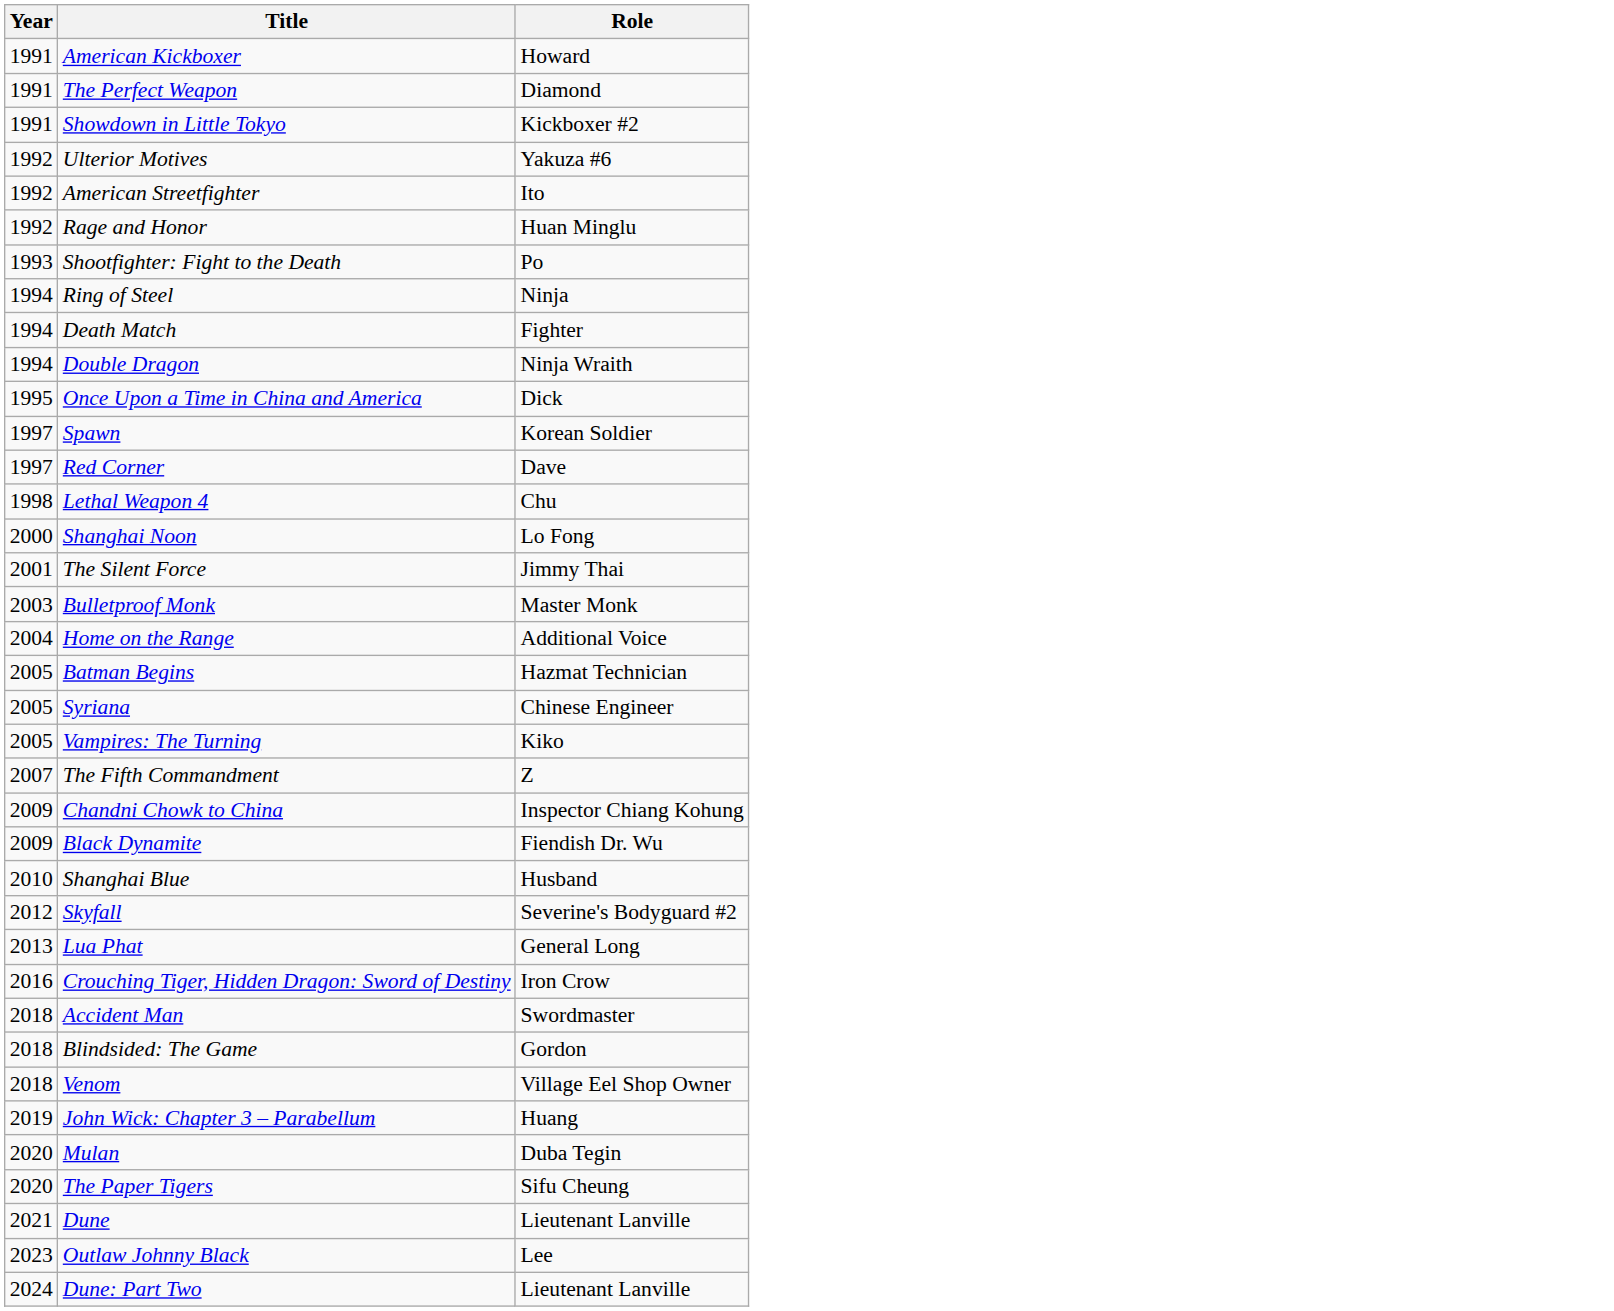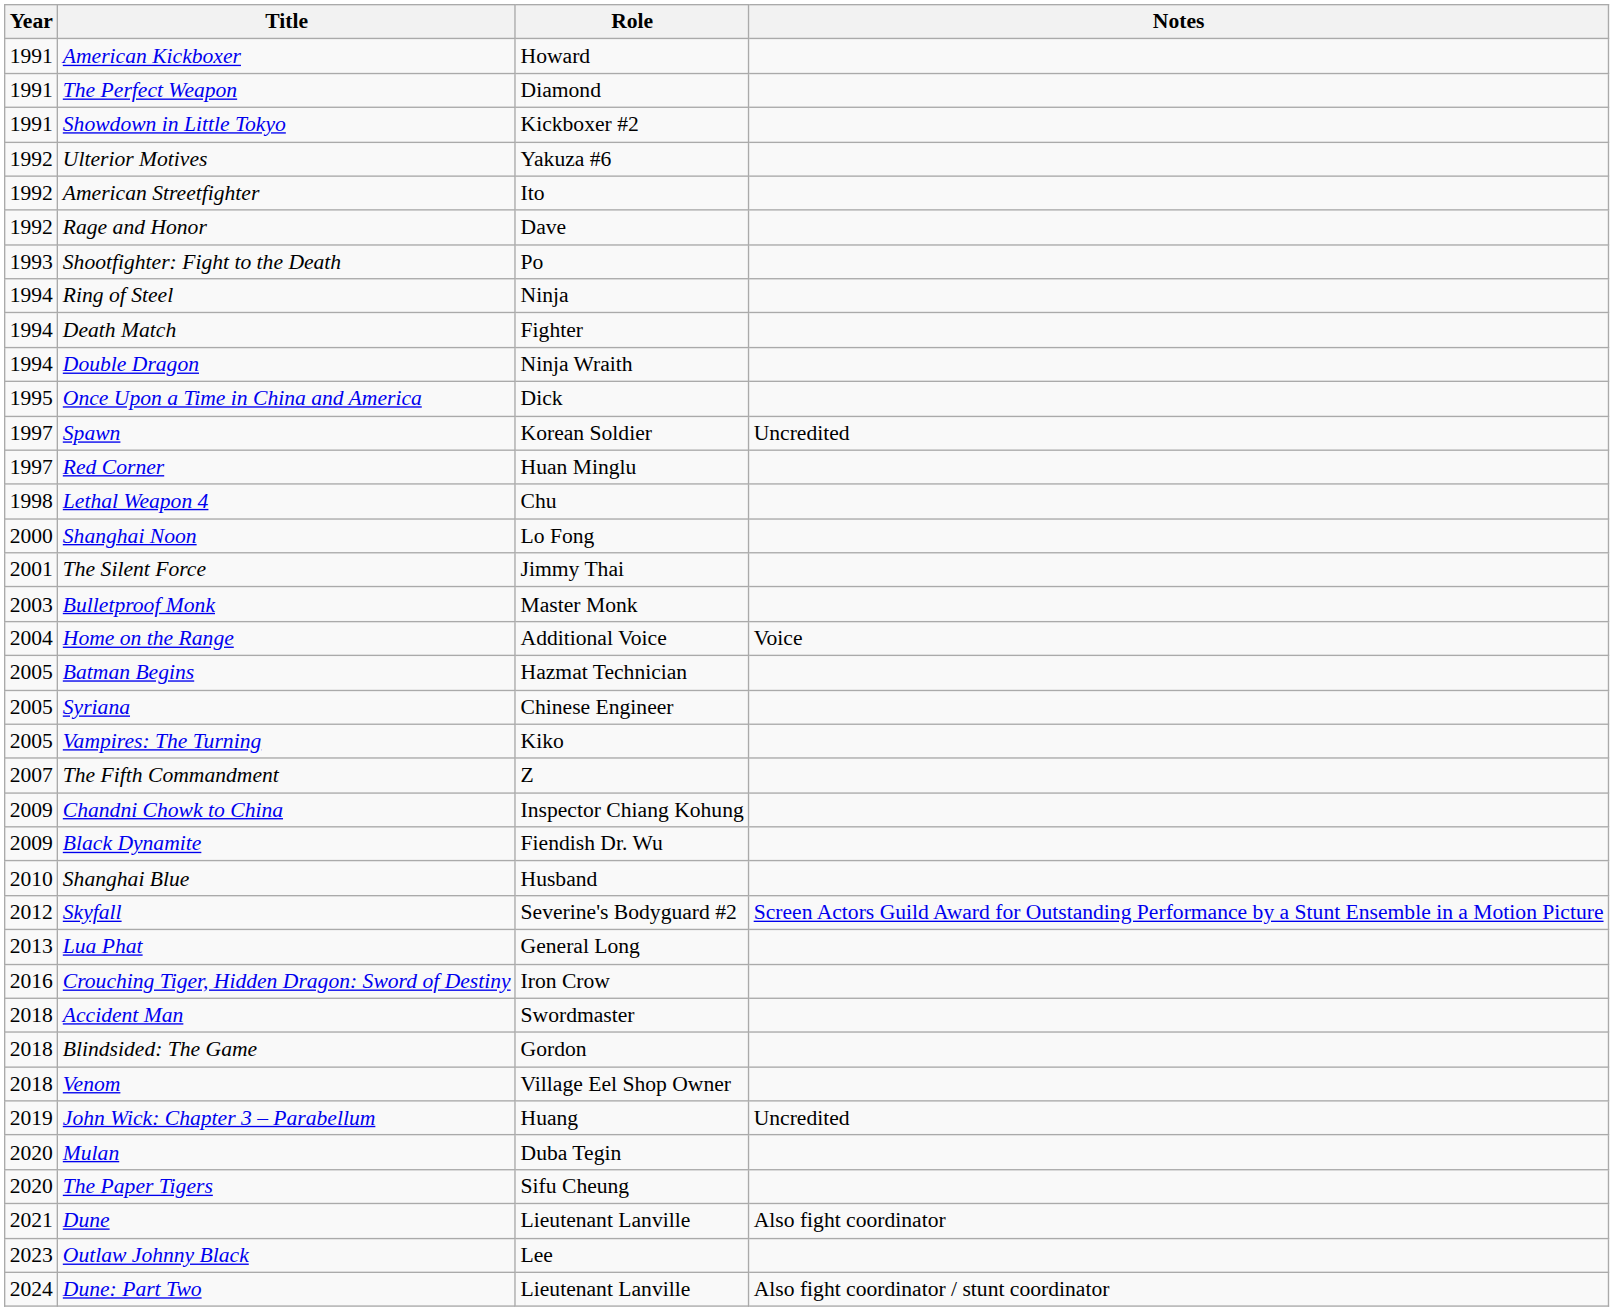+ column: (1179, 21)
(578, 227) Huan Minglu -> (543, 227) Dave
(543, 466) Dave -> (578, 466) Huan Minglu
